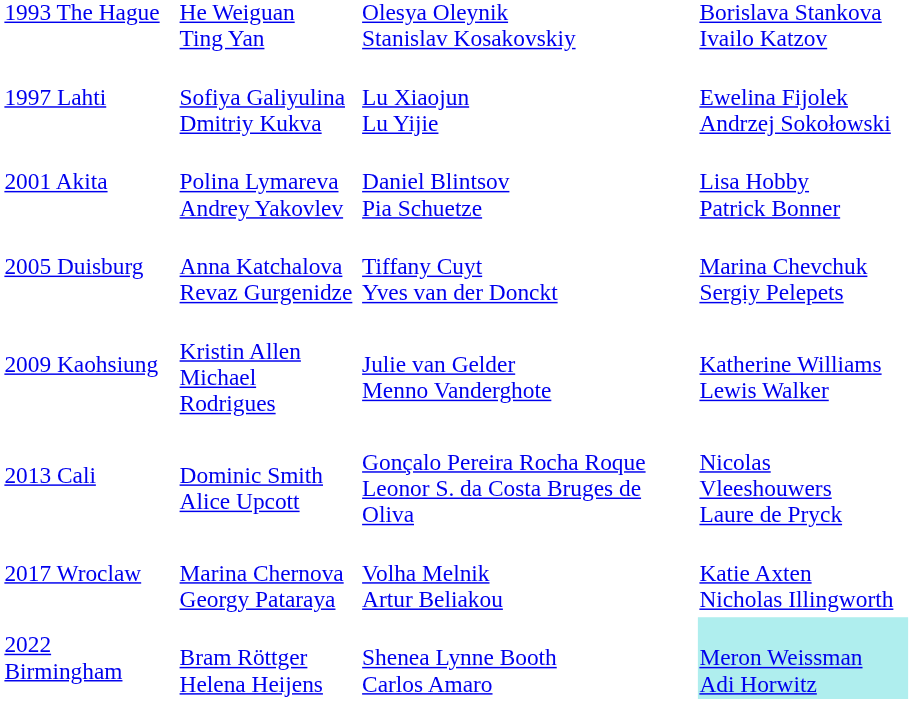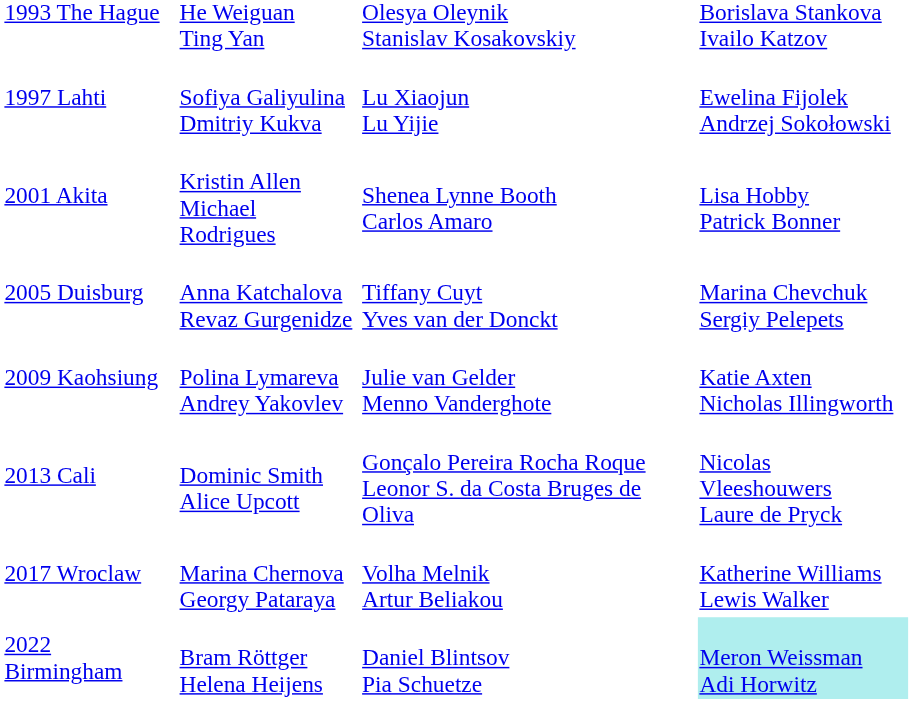(261, 195) Polina Lymareva Andrey Yakovlev -> (240, 208) Kristin Allen Michael Rodrigues
(436, 195) Daniel Blintsov Pia Schuetze -> (459, 208) Shenea Lynne Booth Carlos Amaro
(240, 377) Kristin Allen Michael Rodrigues -> (261, 390) Polina Lymareva Andrey Yakovlev
(790, 377) Katherine Williams Lewis Walker -> (796, 390) Katie Axten Nicholas Illingworth
(796, 586) Katie Axten Nicholas Illingworth -> (790, 586) Katherine Williams Lewis Walker
(459, 671) Shenea Lynne Booth Carlos Amaro -> (436, 671) Daniel Blintsov Pia Schuetze
